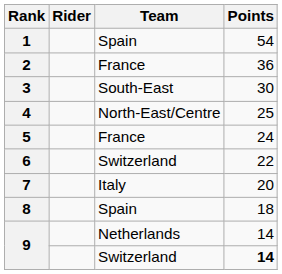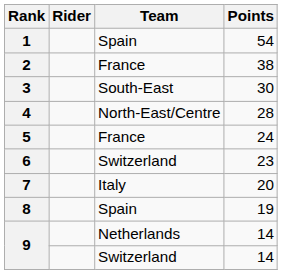(266, 64) 36 -> (266, 64) 38
(266, 112) 25 -> (266, 112) 28
(266, 161) 22 -> (266, 161) 23
(266, 209) 18 -> (266, 209) 19
(266, 257) bold -> (266, 257) normal
